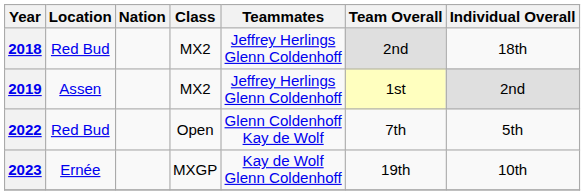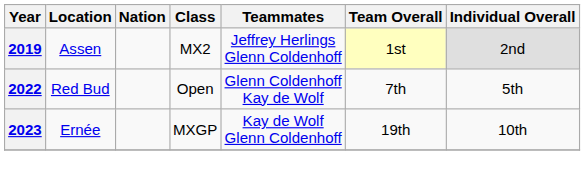- row: (25, 48)
